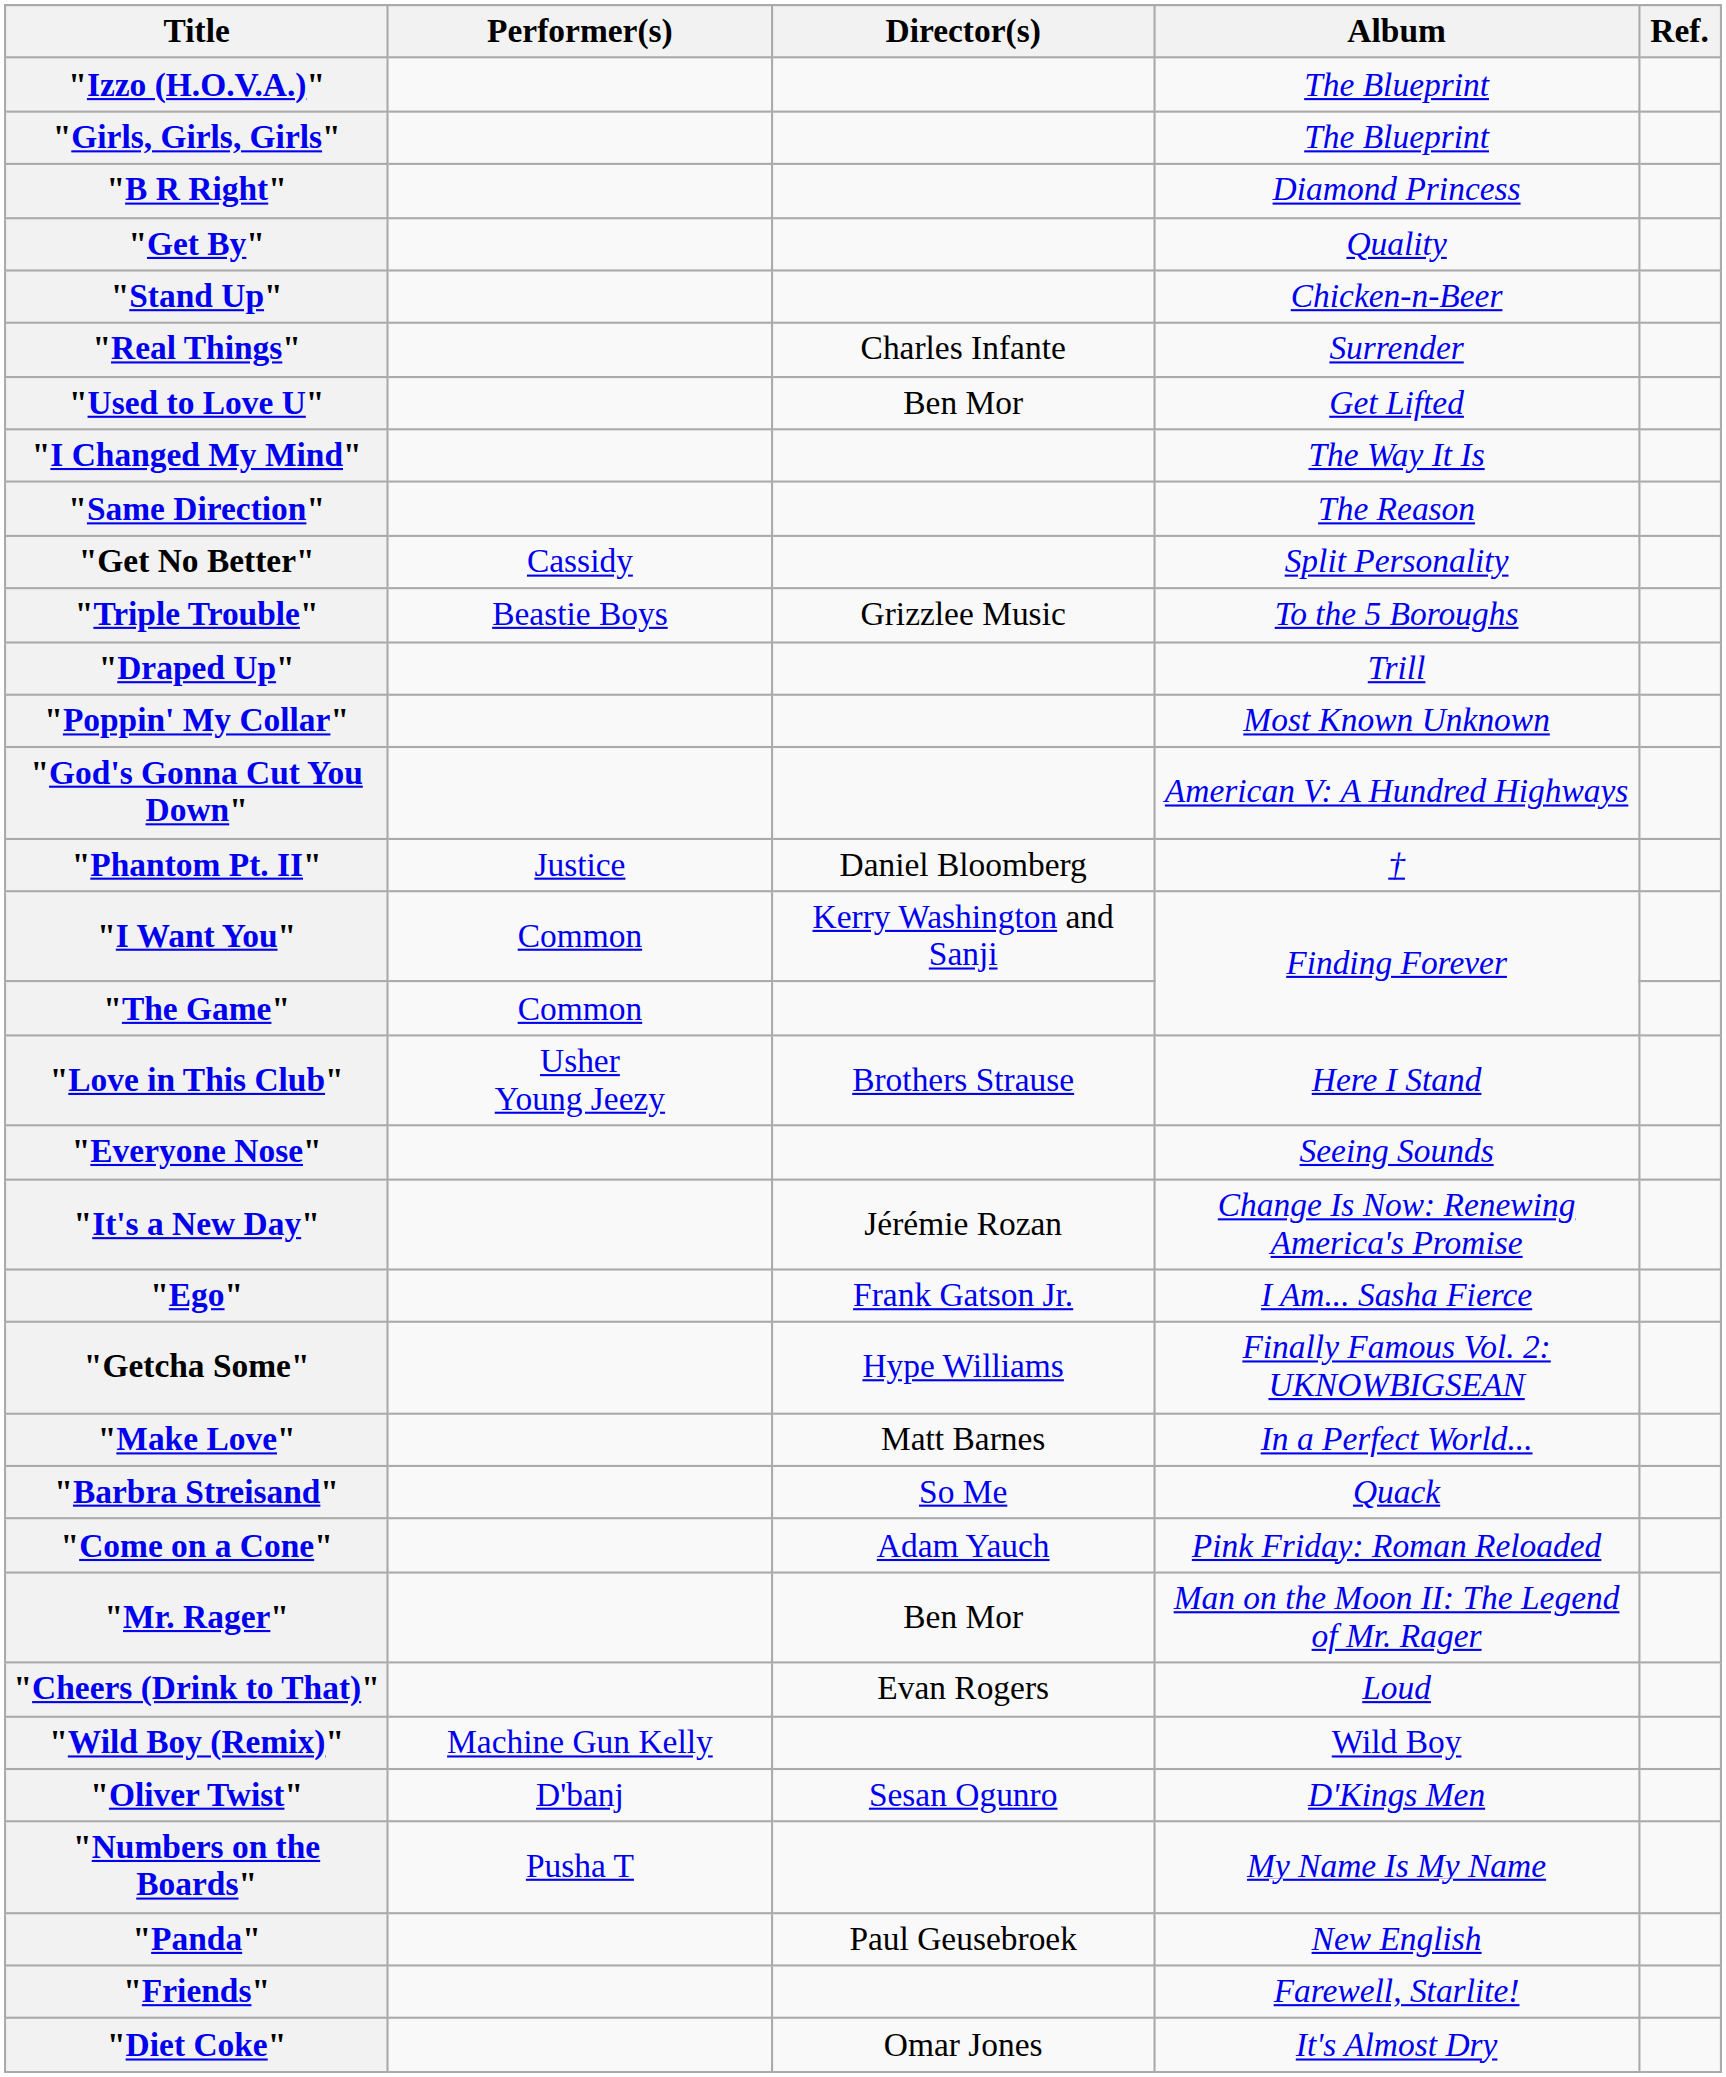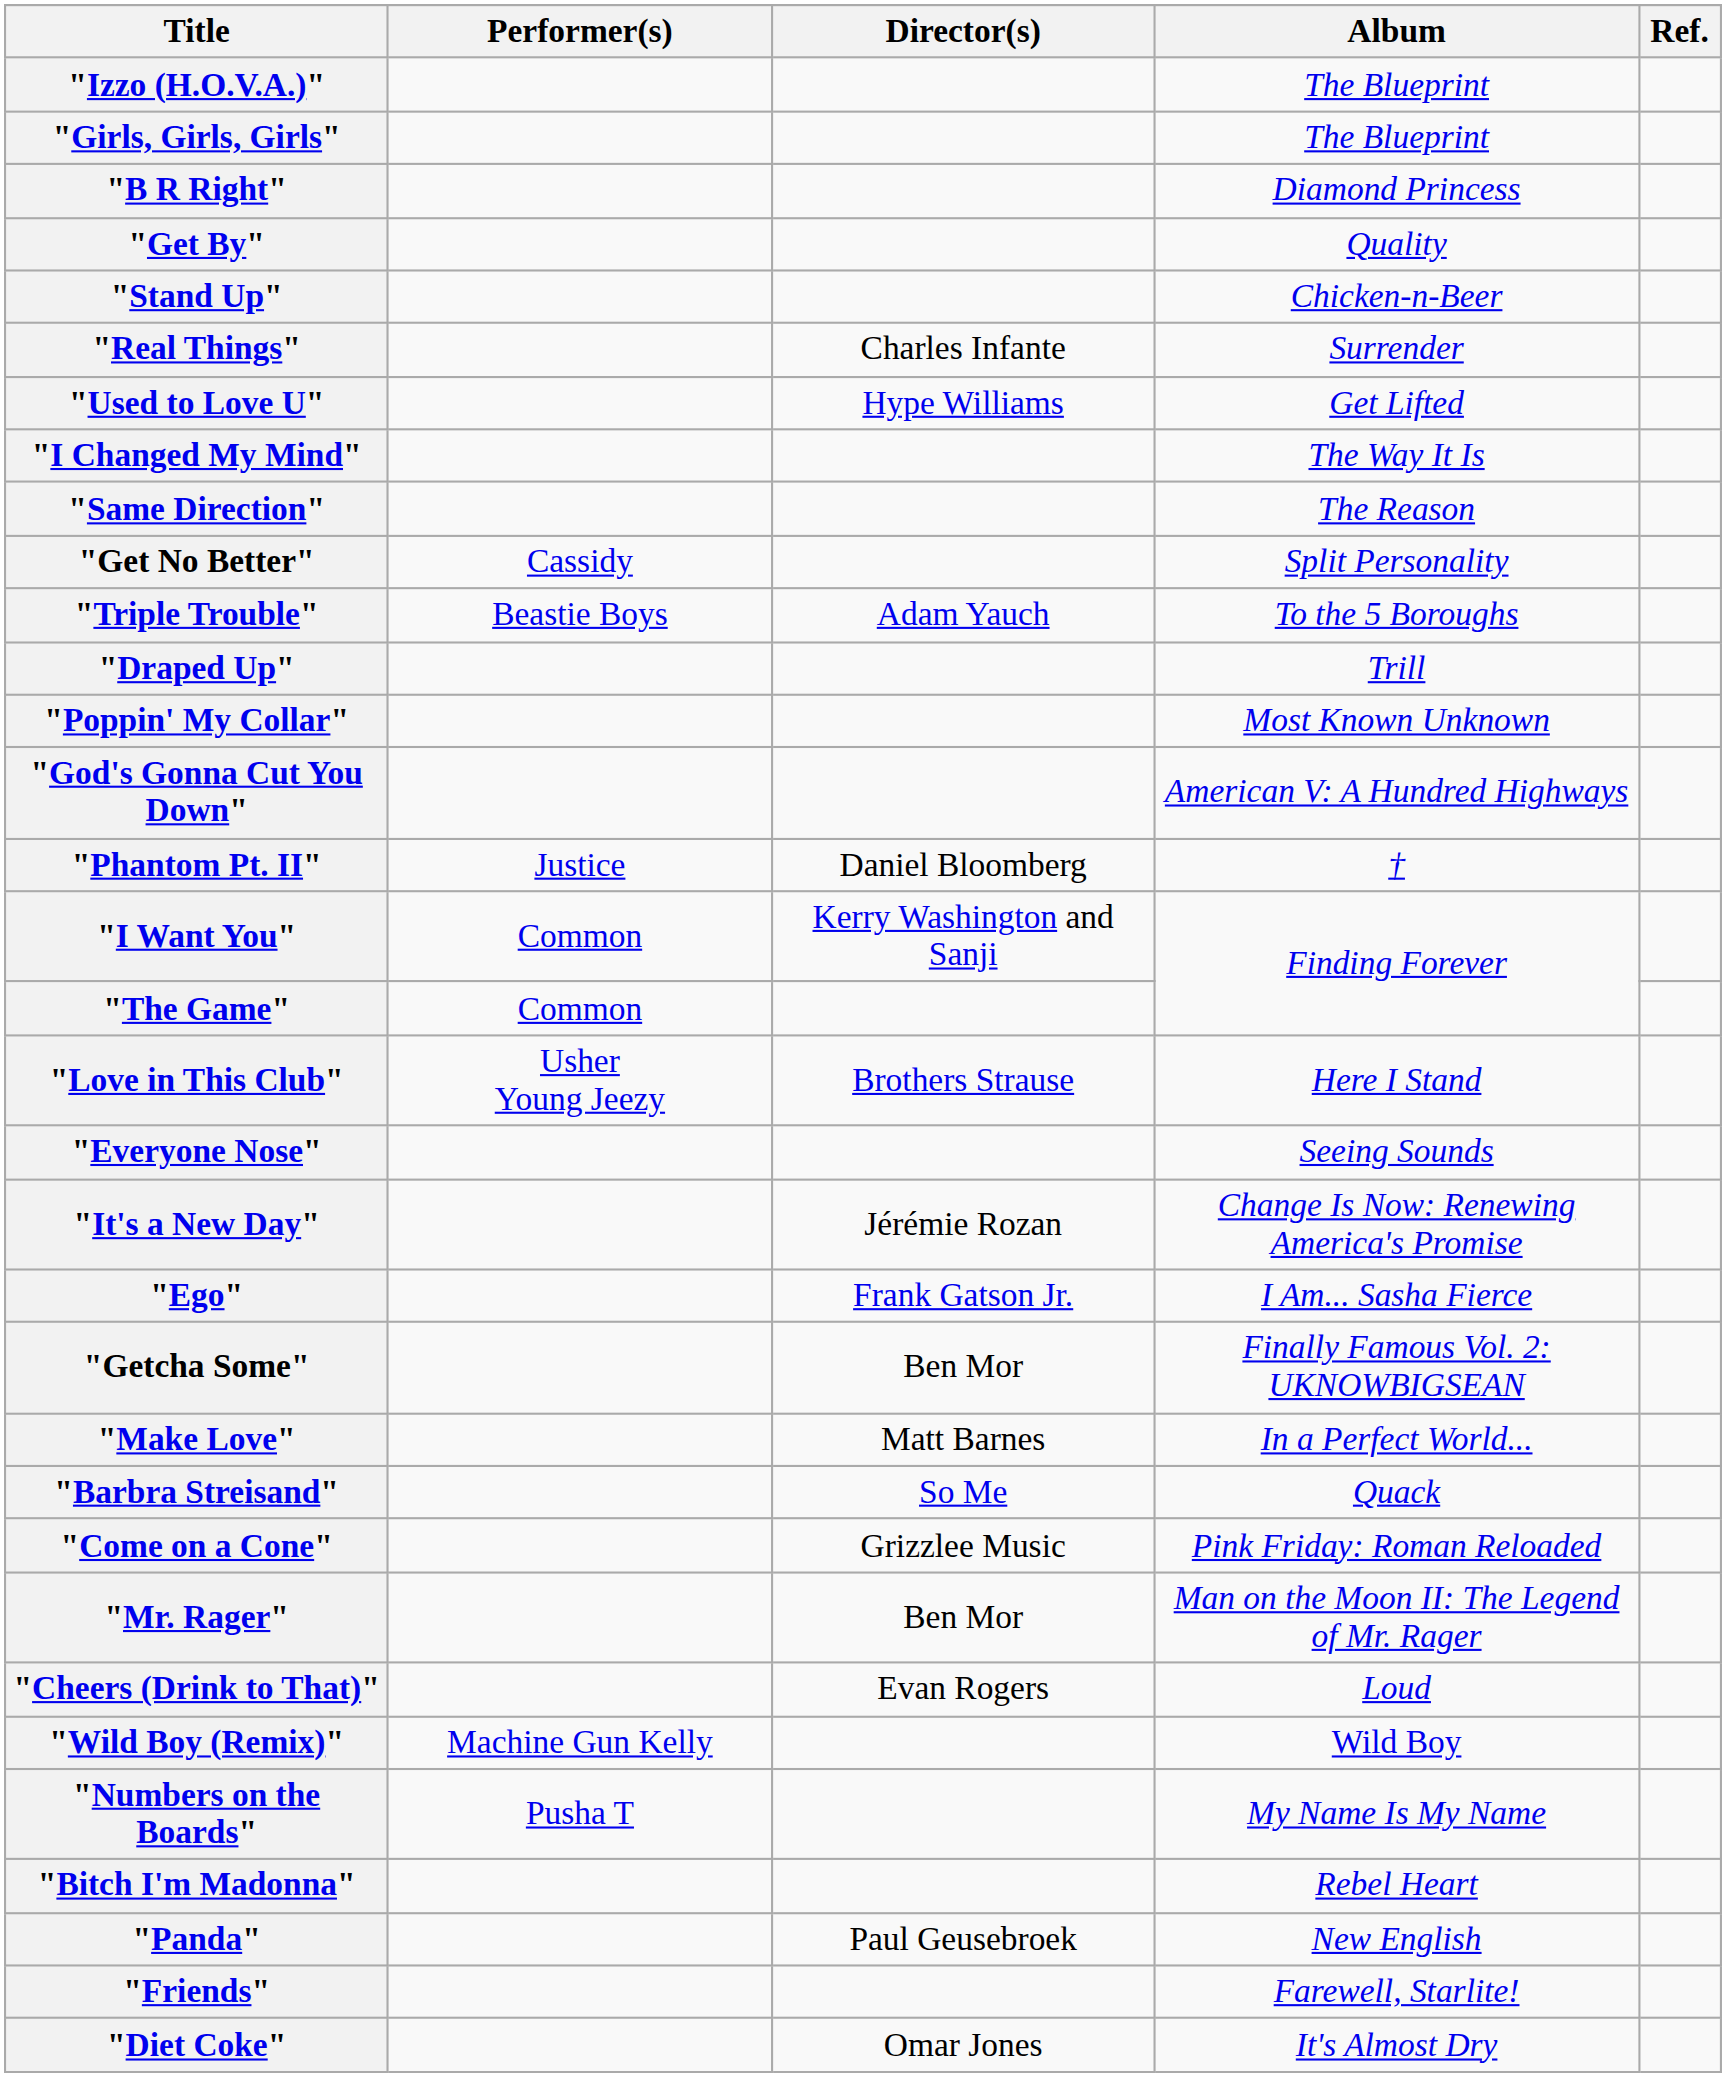(963, 402) Ben Mor -> (963, 402) Hype Williams
(963, 614) Grizzlee Music -> (963, 614) Adam Yauch
(963, 1367) Hype Williams -> (963, 1367) Ben Mor
(963, 1544) Adam Yauch -> (963, 1544) Grizzlee Music
- row: (197, 1794)
+ row: (197, 1885)
